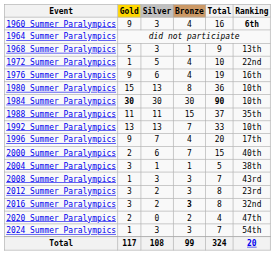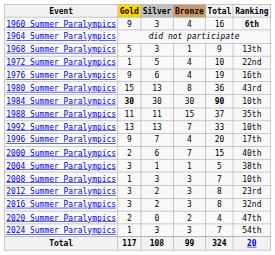(252, 88) 10th -> (252, 88) 43rd
(252, 179) 43rd -> (252, 179) 10th
(189, 205) bold -> (189, 205) normal
